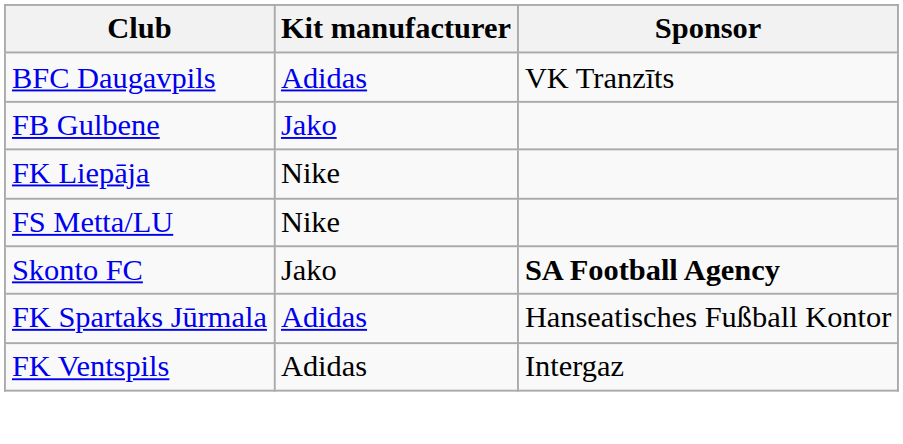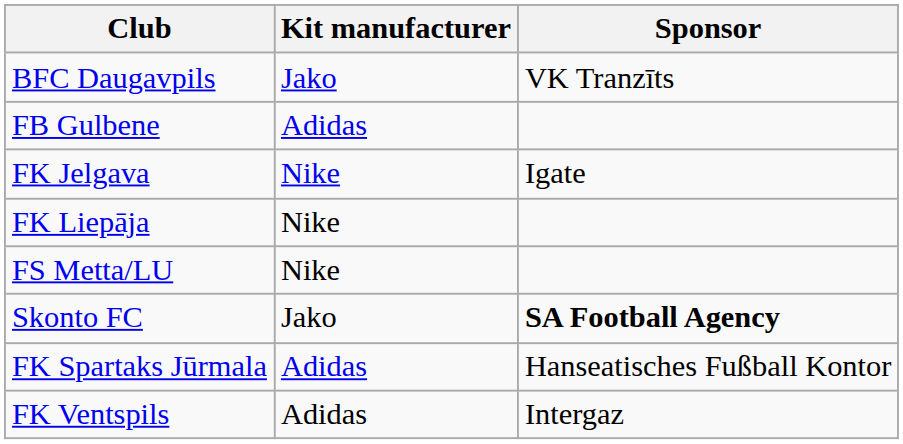(324, 76) Adidas -> (309, 76) Jako
(309, 125) Jako -> (324, 125) Adidas
+ row: (81, 173)
